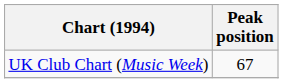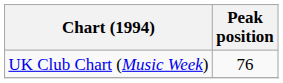(245, 63) 67 -> (245, 63) 76
